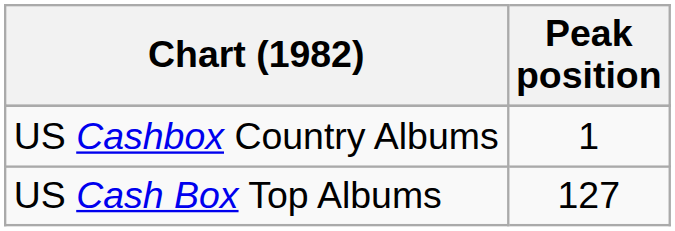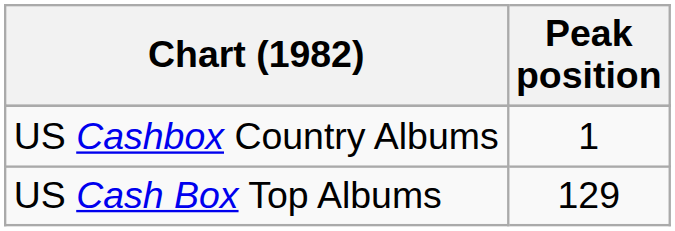(589, 195) 127 -> (589, 195) 129
